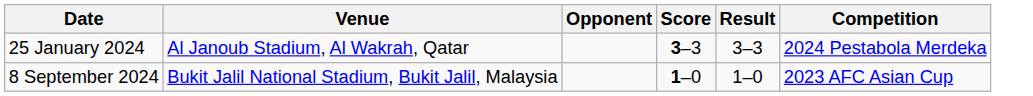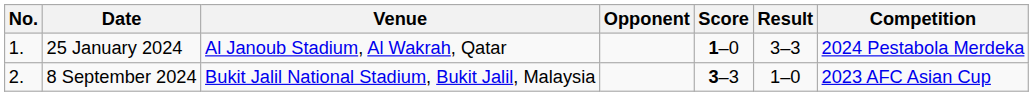+ column: (23, 18)
(686, 47) 3–3 -> (724, 47) 1–0
(686, 76) 1–0 -> (724, 76) 3–3
